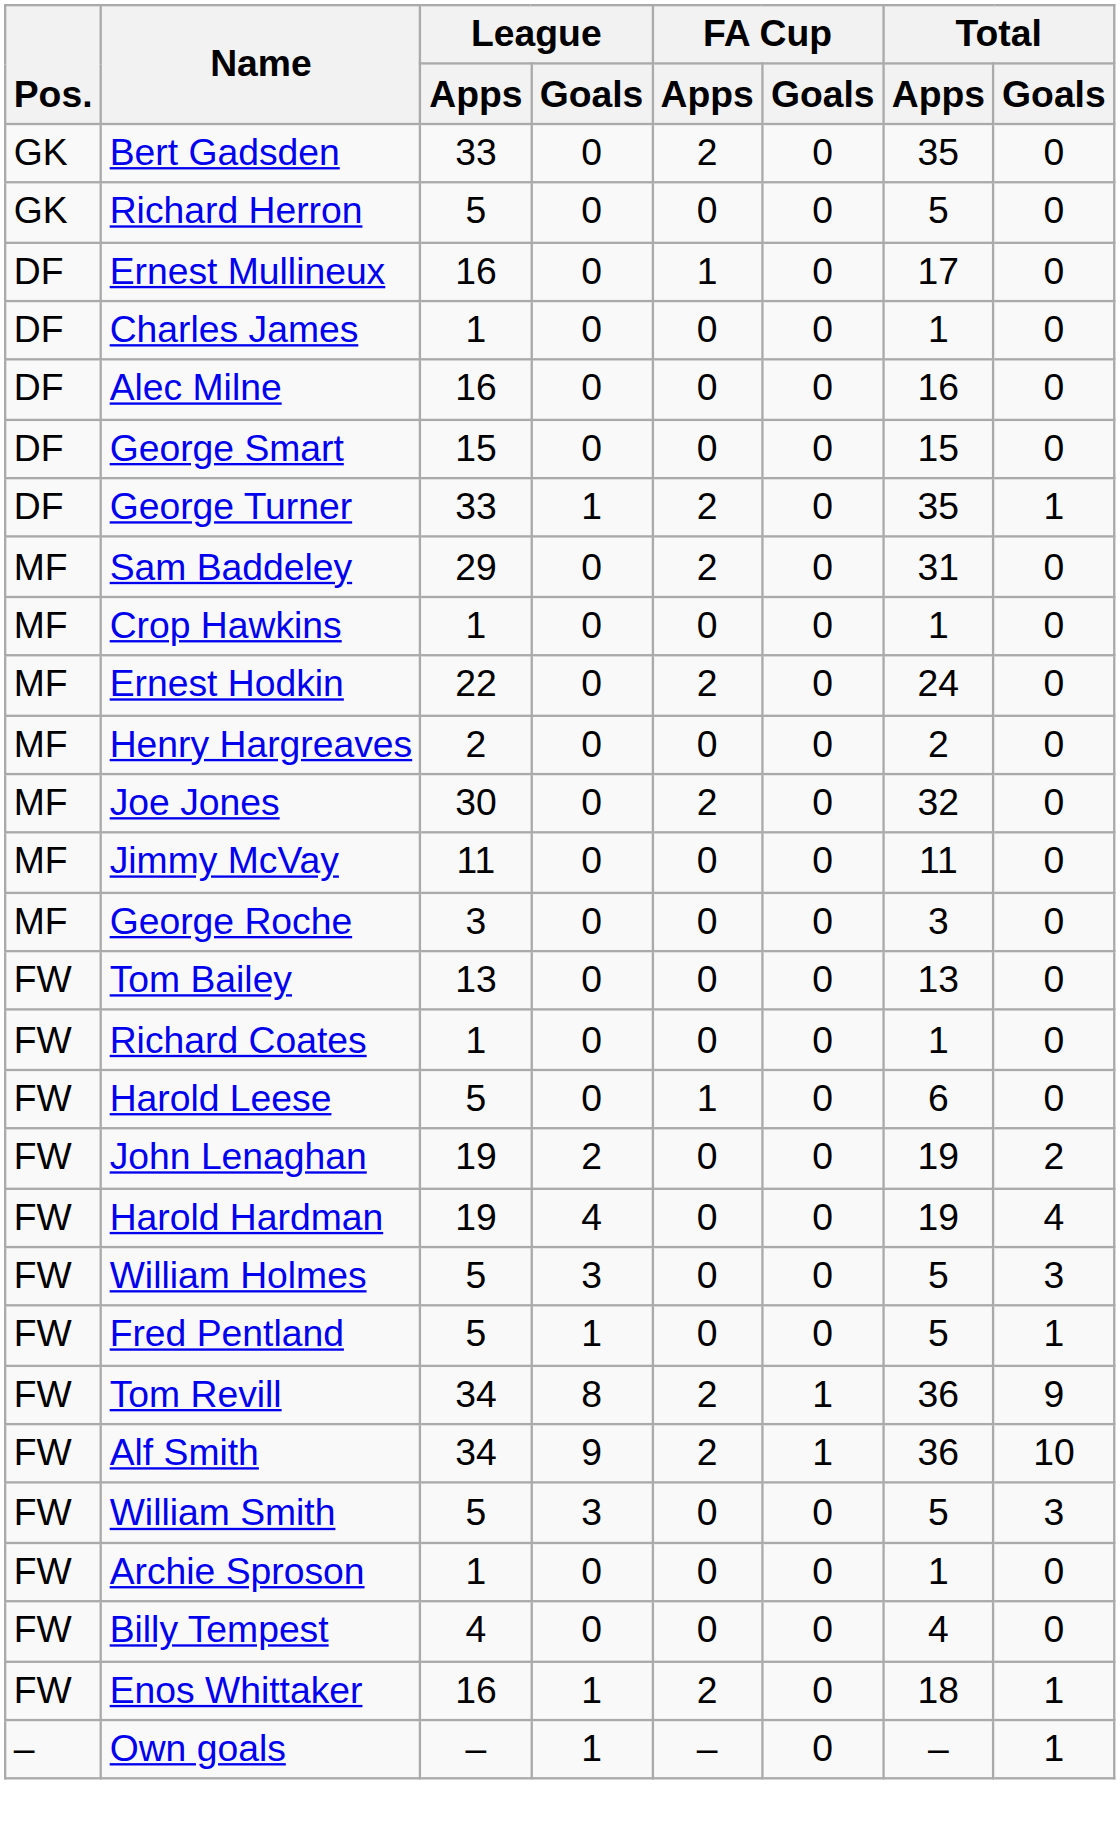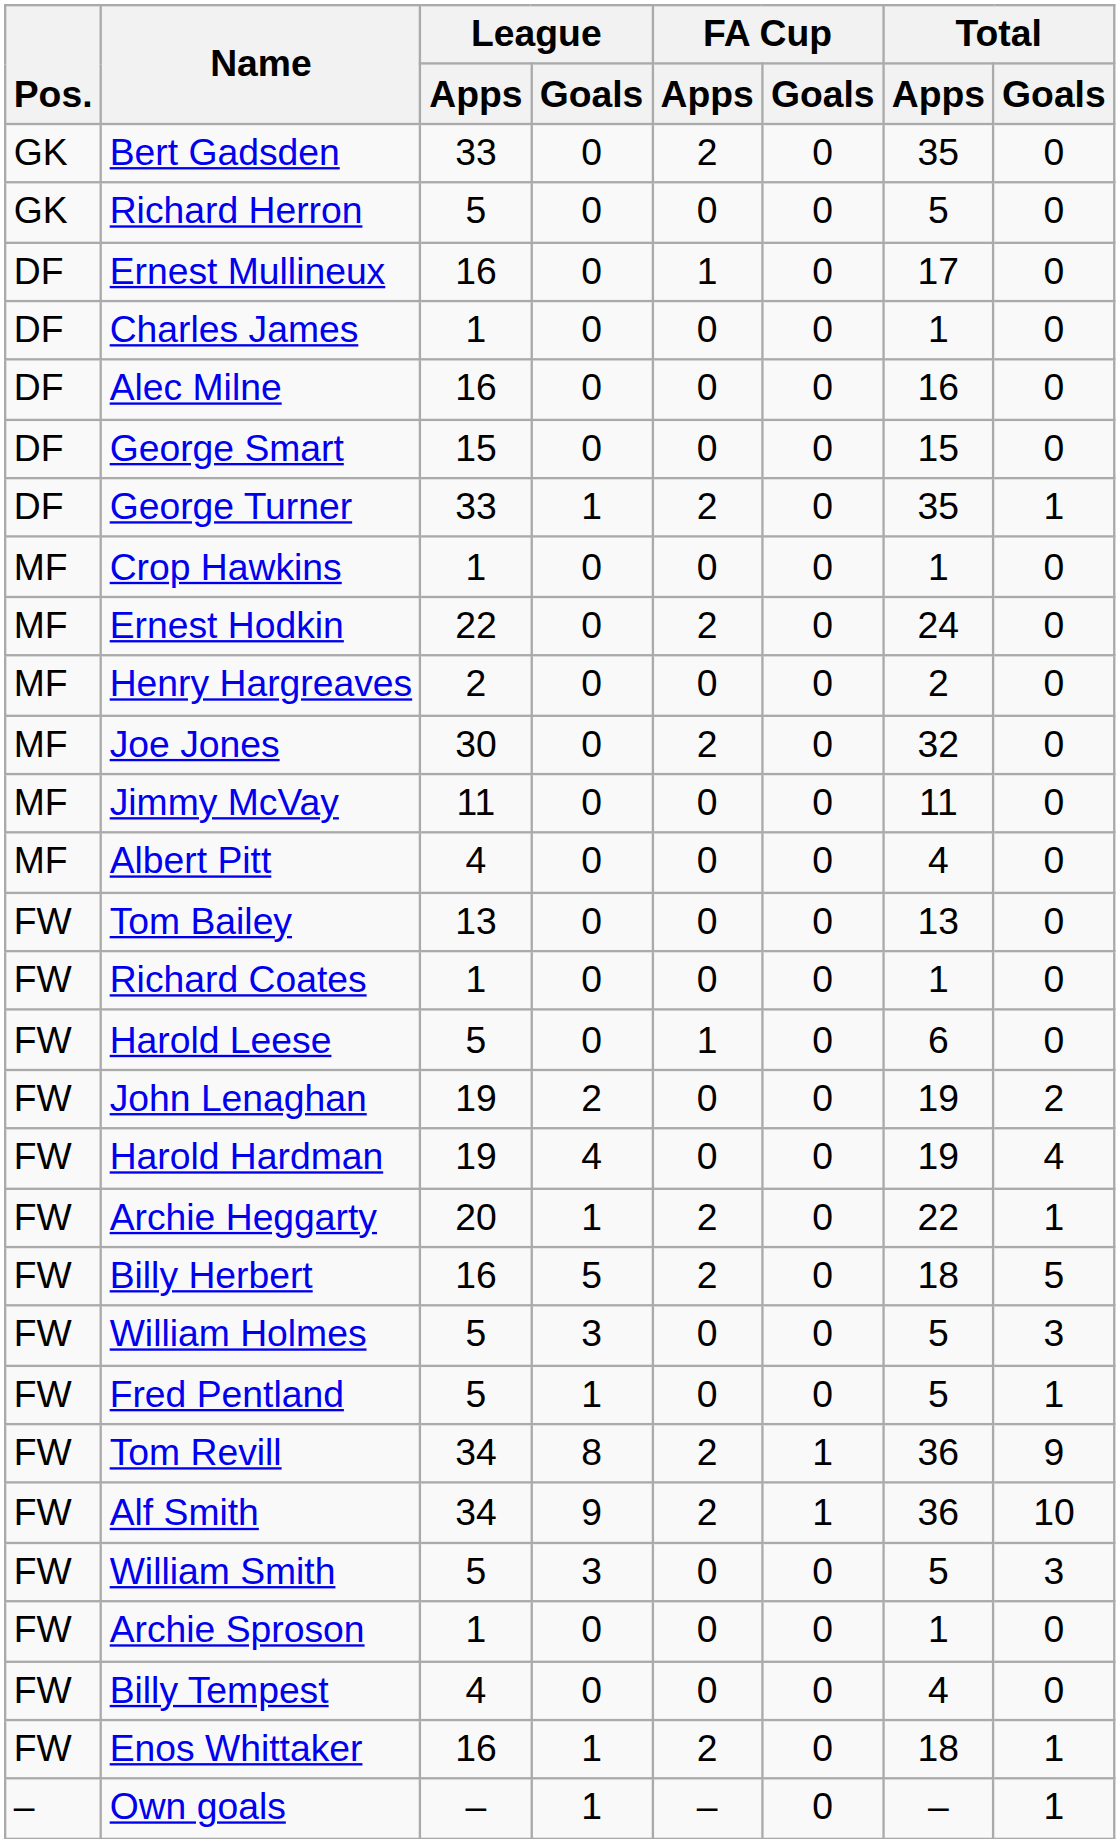- row: (231, 566)
+ row: (190, 861)
- row: (231, 920)
+ row: (243, 1216)
+ row: (211, 1275)
